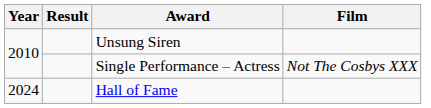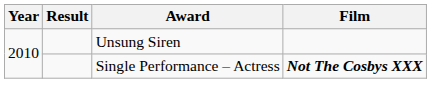(352, 66) normal -> (355, 66) bold
- row: (137, 90)
